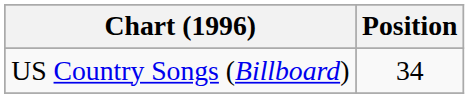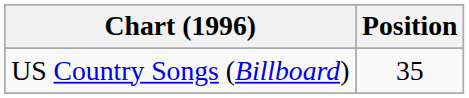(410, 70) 34 -> (410, 70) 35
